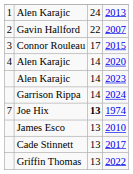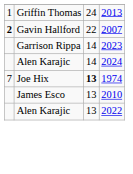(43, 12) Alen Karajic -> (49, 12) Griffin Thomas
(9, 29) normal -> (9, 29) bold
- row: (116, 45)
- row: (116, 62)
(43, 78) Alen Karajic -> (49, 45) Garrison Rippa
(49, 95) Garrison Rippa -> (43, 62) Alen Karajic
- row: (116, 144)
(49, 161) Griffin Thomas -> (43, 111) Alen Karajic
